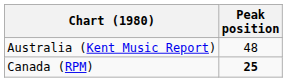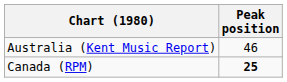(251, 47) 48 -> (251, 47) 46
